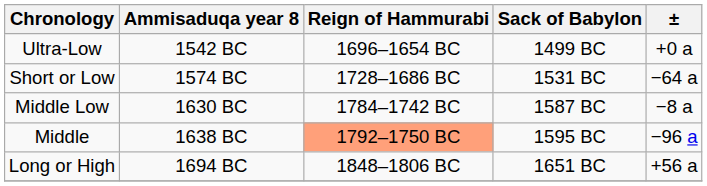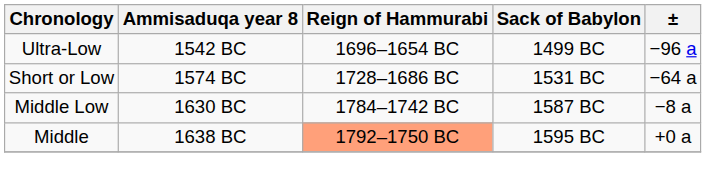(674, 48) +0 a -> (673, 48) −96 a
(674, 136) −96 a -> (673, 136) +0 a
- row: (62, 166)
